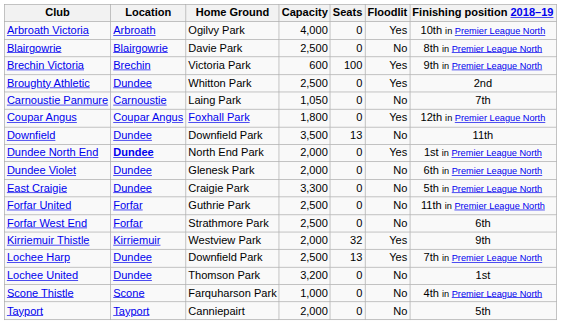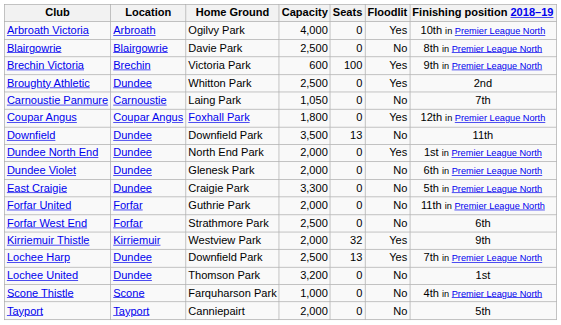(133, 153) bold -> (133, 153) normal
(314, 205) 2,500 -> (314, 205) 2,000
